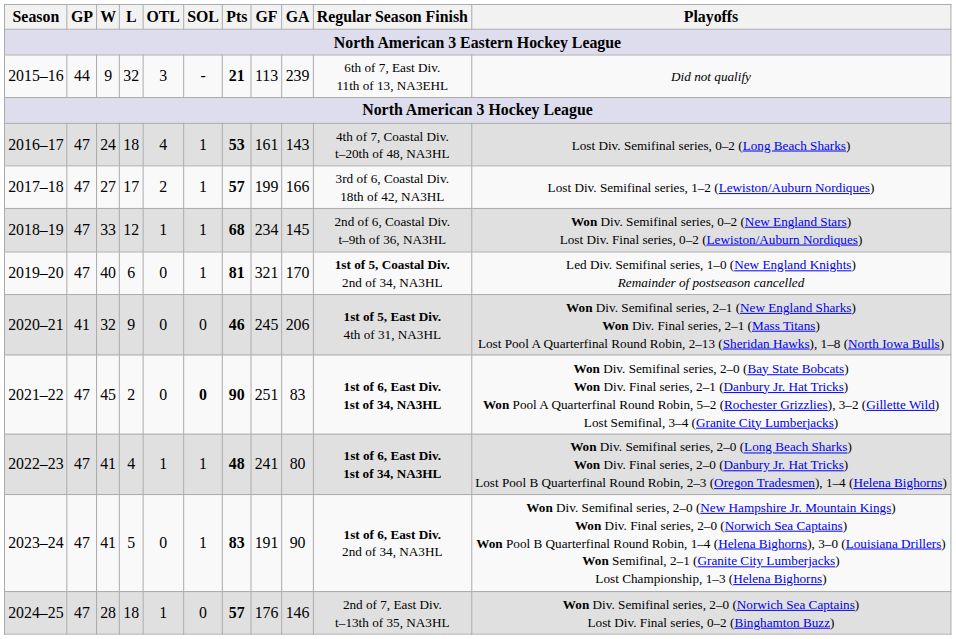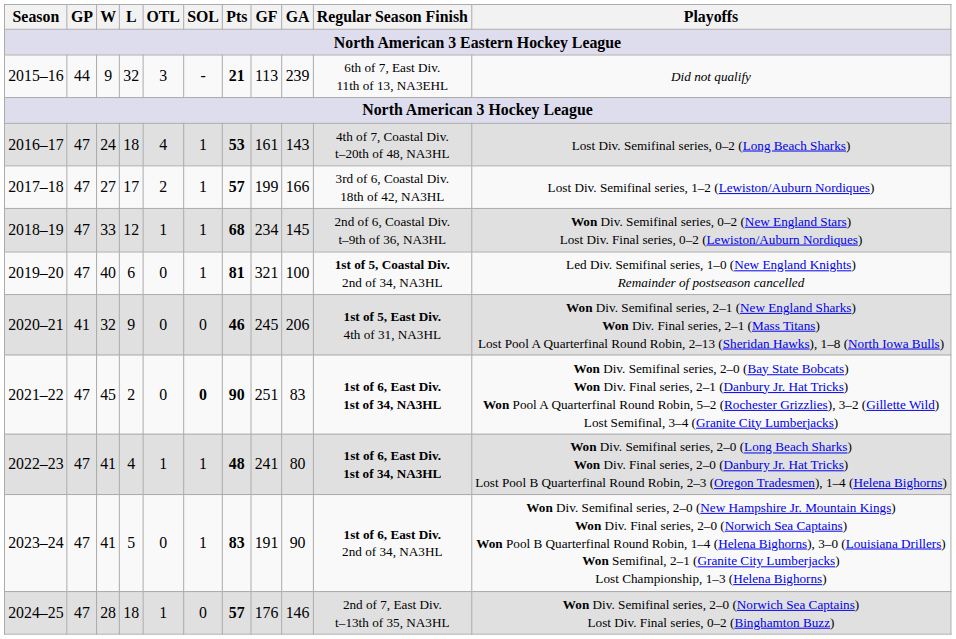(298, 273) 170 -> (298, 273) 100
